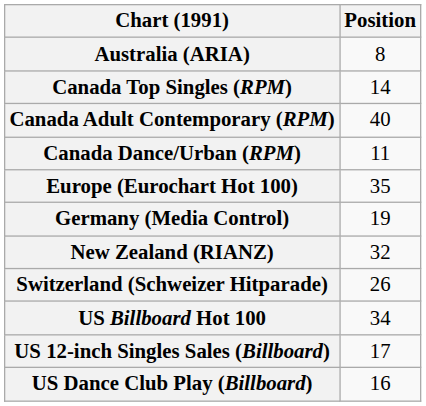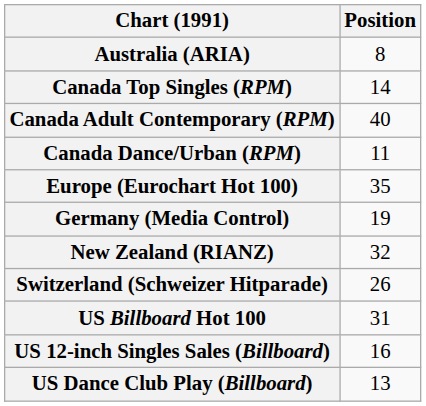(380, 317) 34 -> (380, 317) 31
(380, 350) 17 -> (380, 350) 16
(380, 383) 16 -> (380, 383) 13
